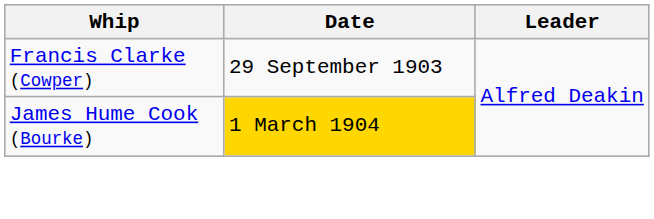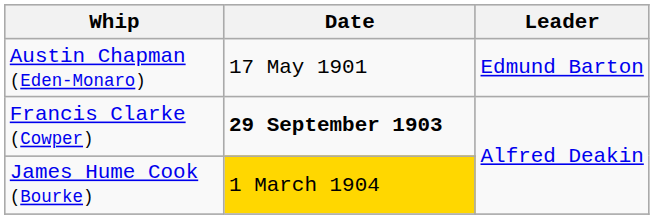+ row: (98, 67)
(336, 68) normal -> (336, 126) bold
